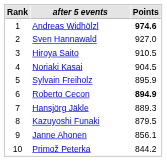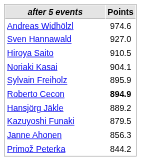- column: (18, 12)
(146, 26) bold -> (121, 26) normal
(146, 67) 904.5 -> (121, 67) 904.1
(146, 108) 889.3 -> (121, 108) 889.2
(146, 135) 856.1 -> (121, 135) 856.3
